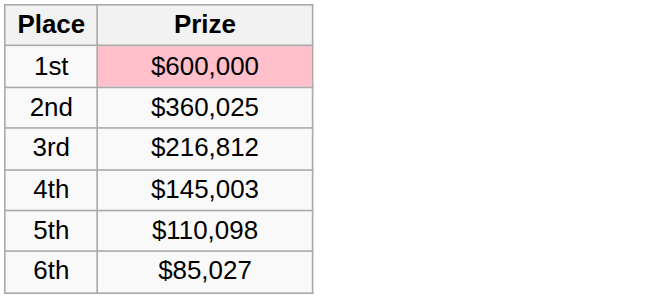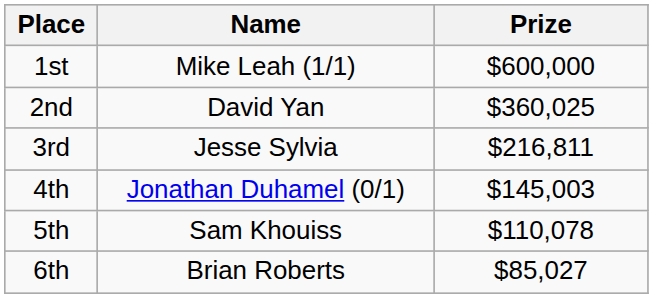+ column: (266, 25)
(205, 66) pink background -> (541, 66) no background
(205, 148) $216,812 -> (541, 148) $216,811
(205, 230) $110,098 -> (541, 230) $110,078
